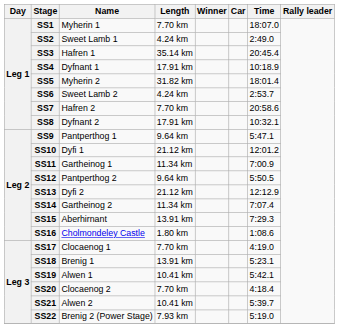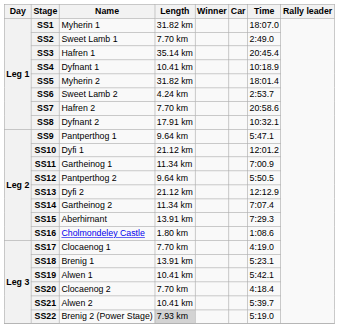(172, 26) 7.70 km -> (175, 26) 31.82 km
(172, 39) 4.24 km -> (172, 39) 7.70 km
(175, 67) 17.91 km -> (175, 67) 10.41 km
(172, 317) no background -> (172, 317) lightgrey background
